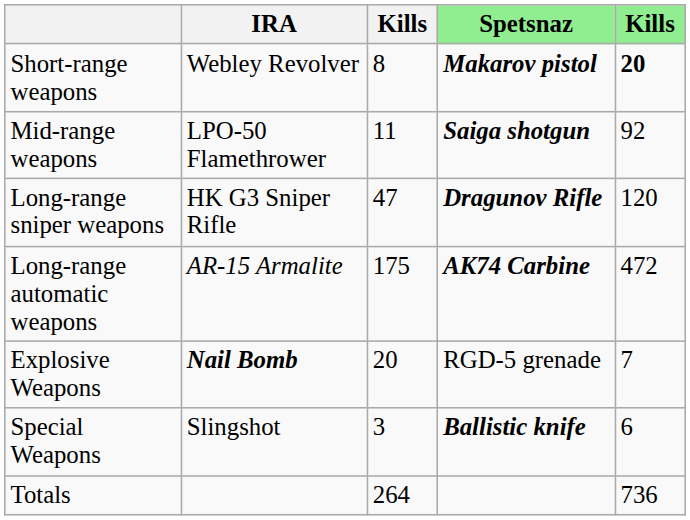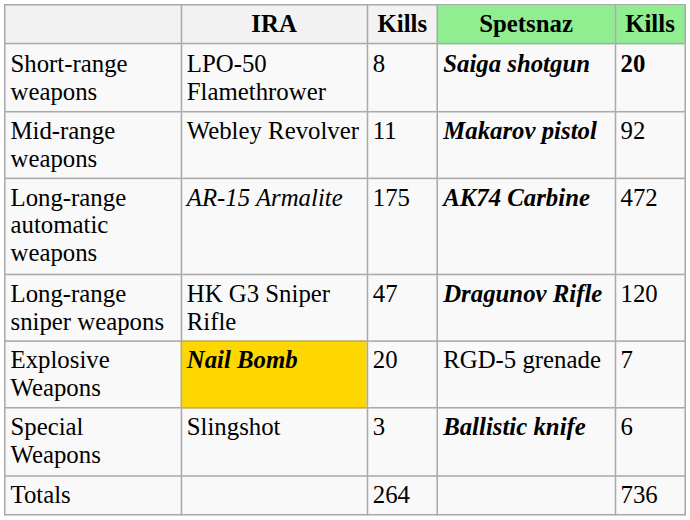(273, 63) Webley Revolver -> (256, 77) LPO-50 Flamethrower
(520, 63) Makarov pistol -> (517, 63) Saiga shotgun
(256, 144) LPO-50 Flamethrower -> (273, 130) Webley Revolver
(517, 130) Saiga shotgun -> (520, 130) Makarov pistol
rows swapped: (68, 293) <-> (87, 211)
(242, 360) no background -> (242, 360) gold background
